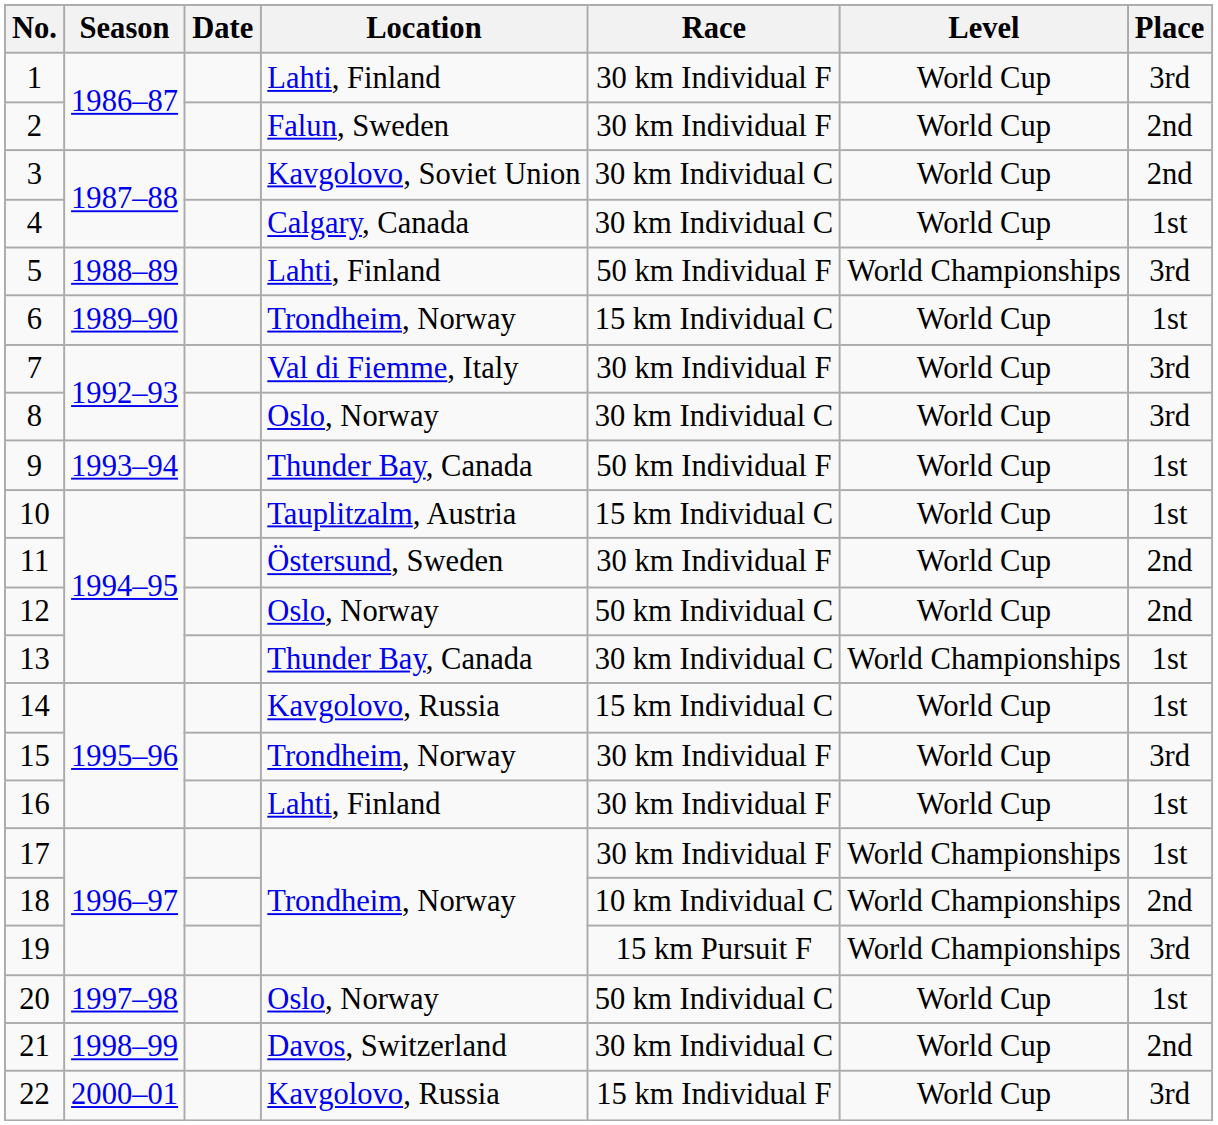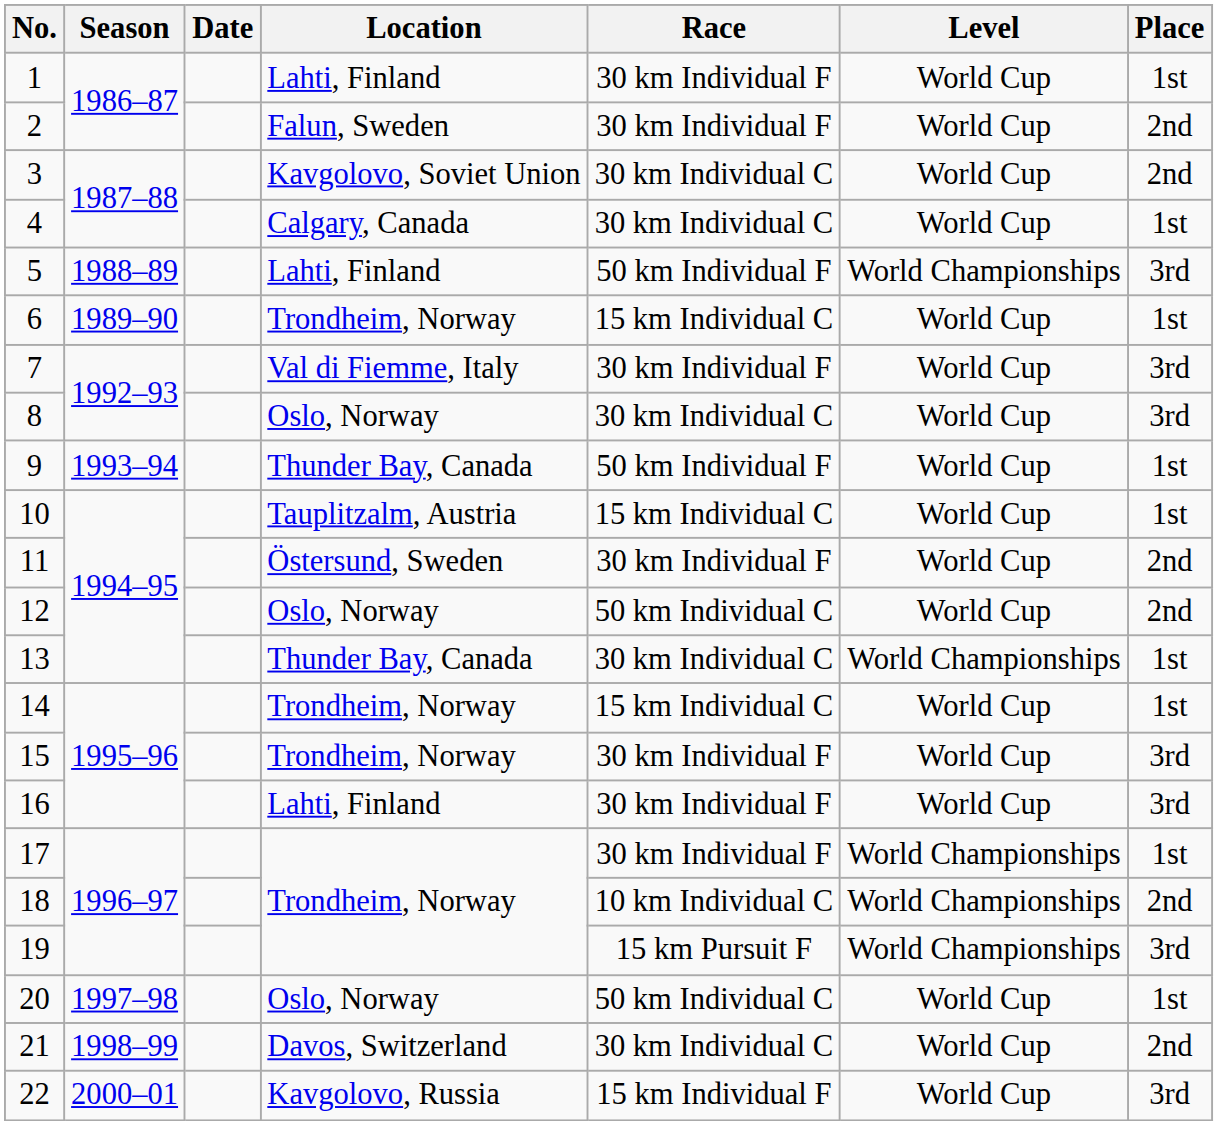(1170, 77) 3rd -> (1170, 77) 1st
(384, 707) Kavgolovo, Russia -> (392, 707) Trondheim, Norway
(1170, 804) 1st -> (1170, 804) 3rd
